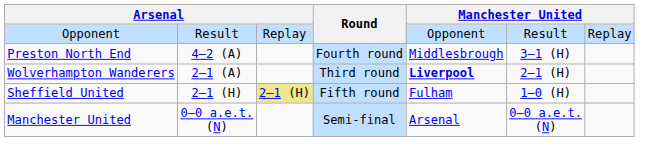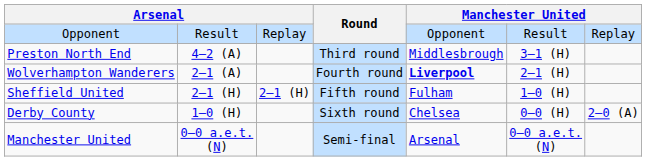(359, 54) Fourth round -> (359, 54) Third round
(359, 73) Third round -> (359, 73) Fourth round
(285, 93) khaki background -> (285, 93) no background
+ row: (51, 113)
